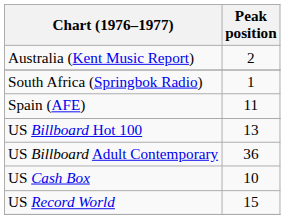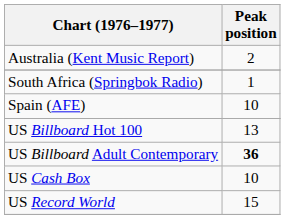(251, 105) 11 -> (251, 105) 10
(251, 154) normal -> (251, 154) bold
